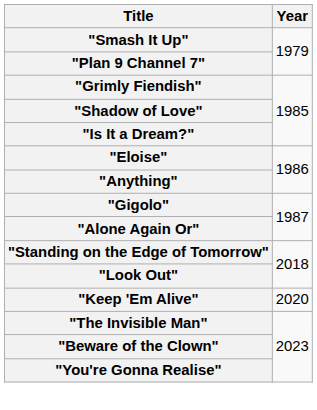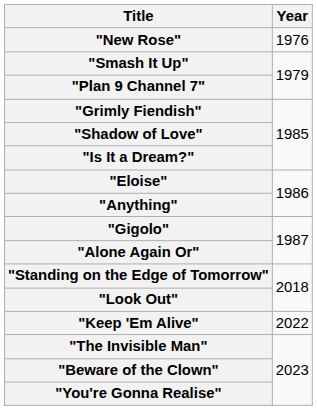+ row: (138, 39)
(292, 299) 2020 -> (292, 323) 2022
